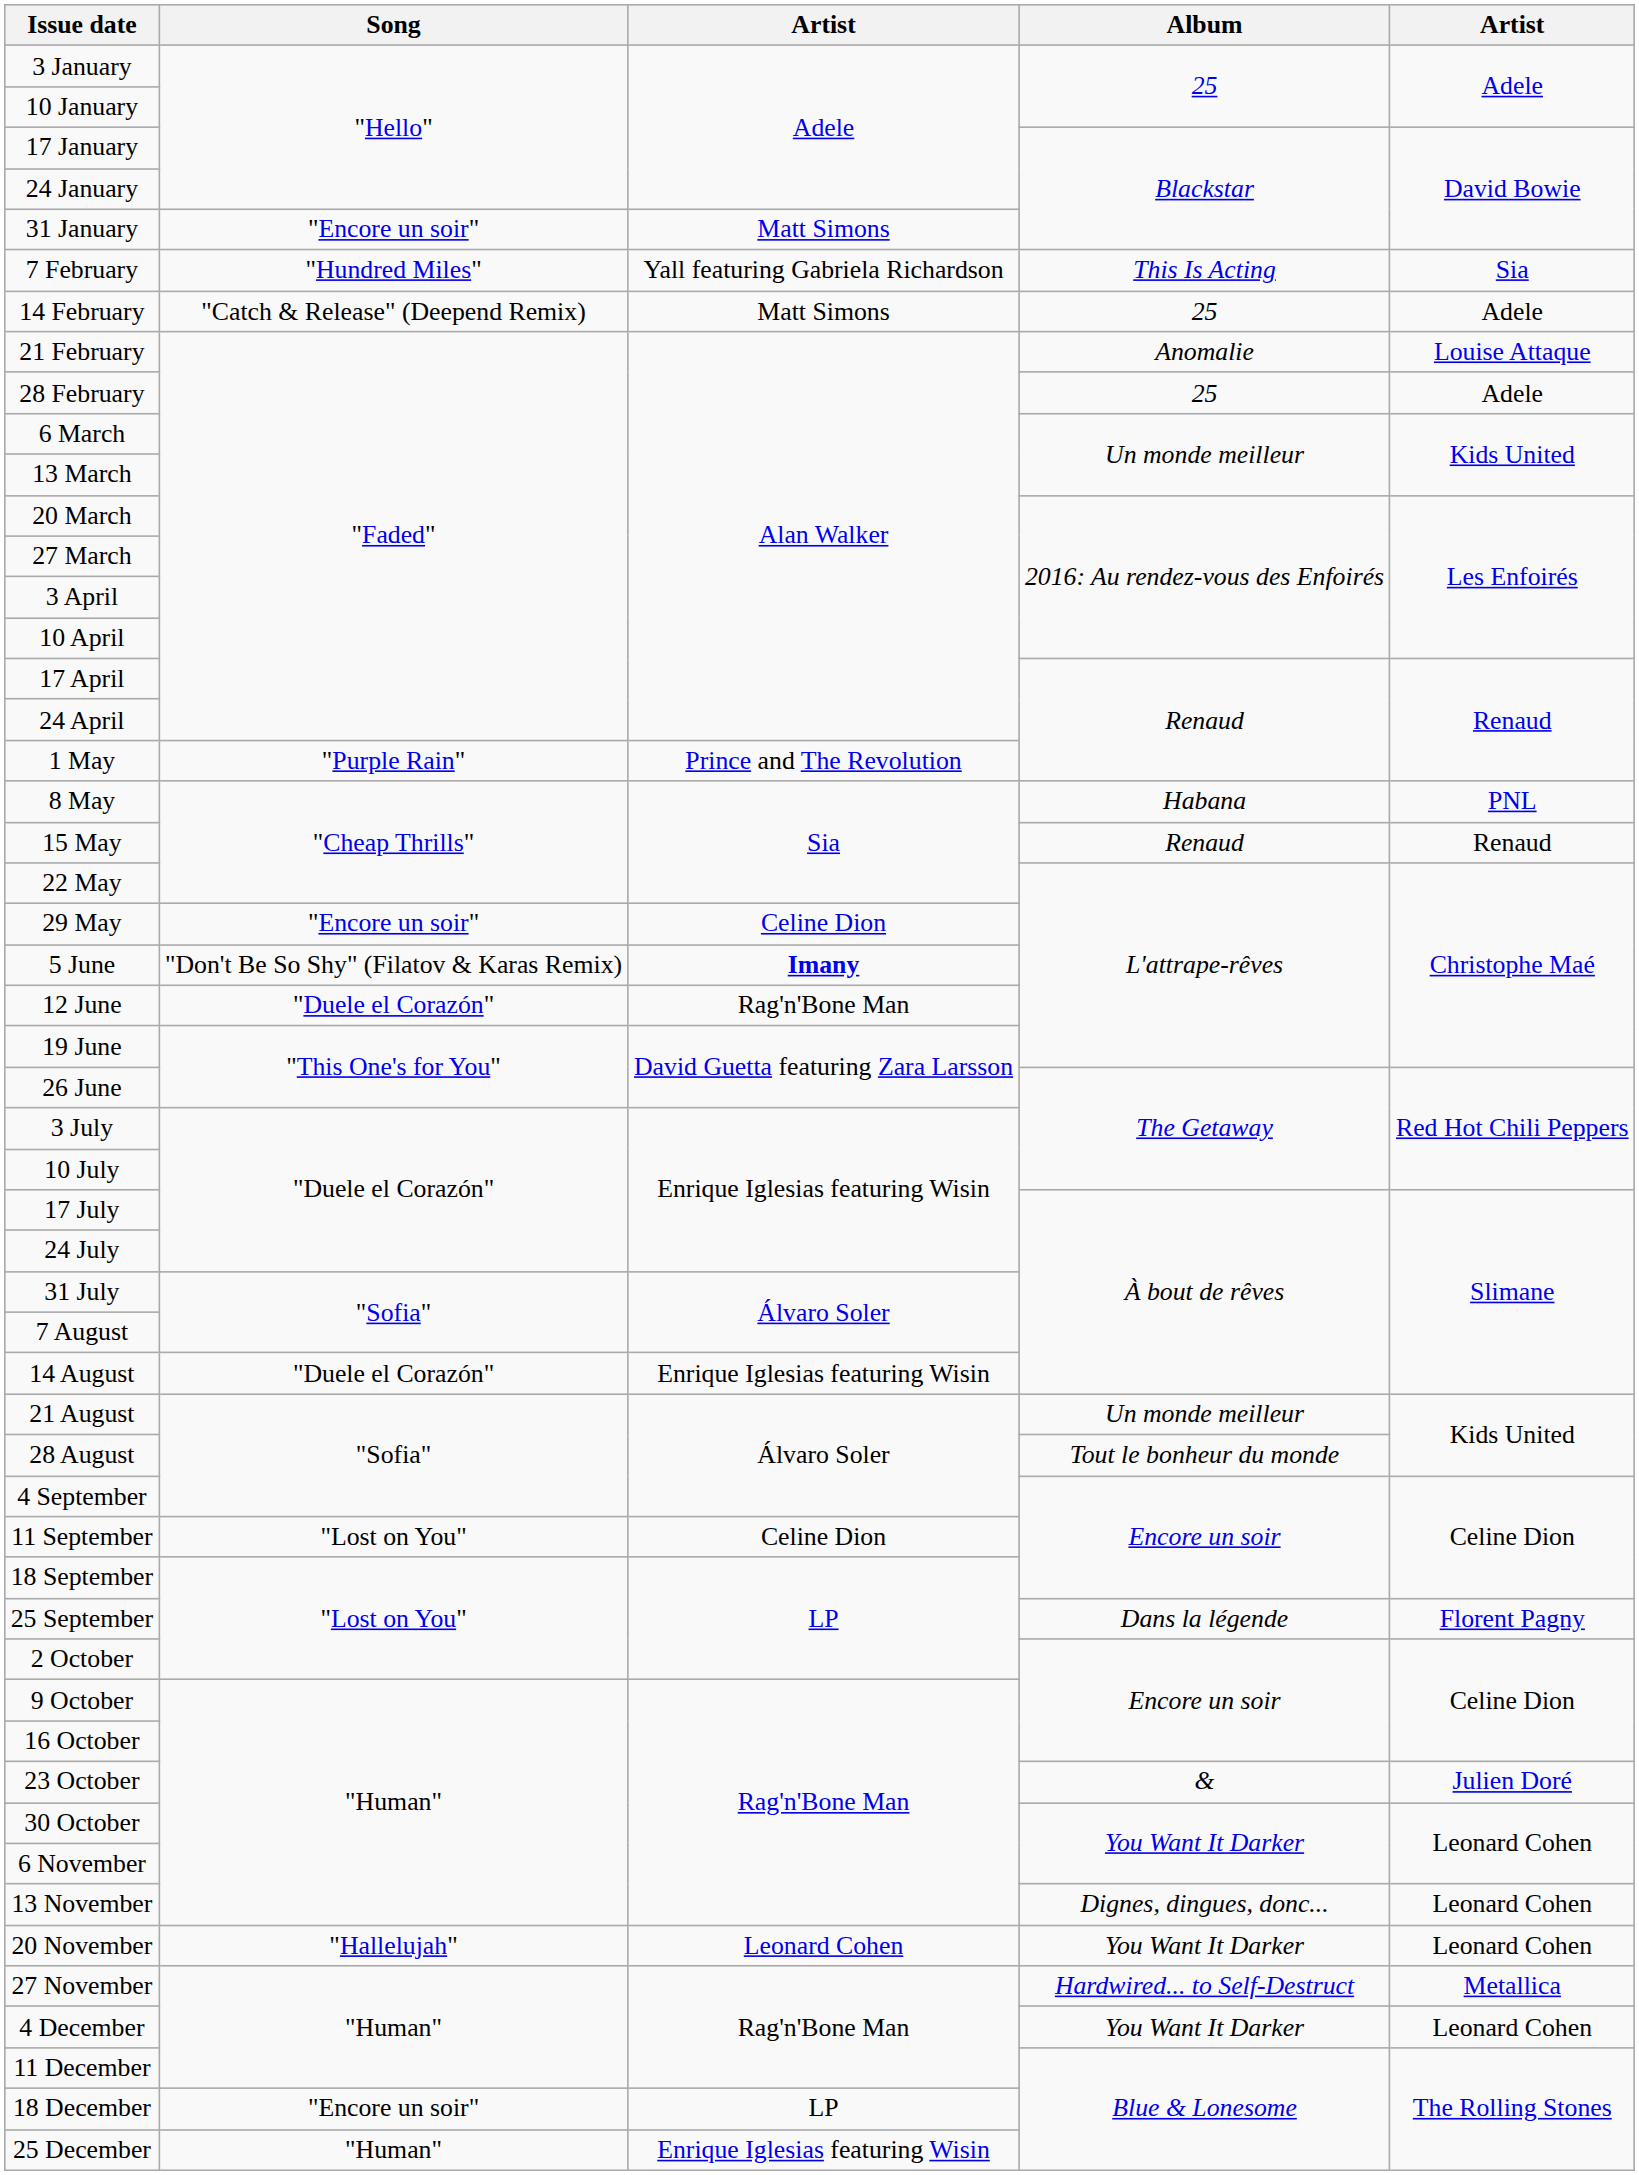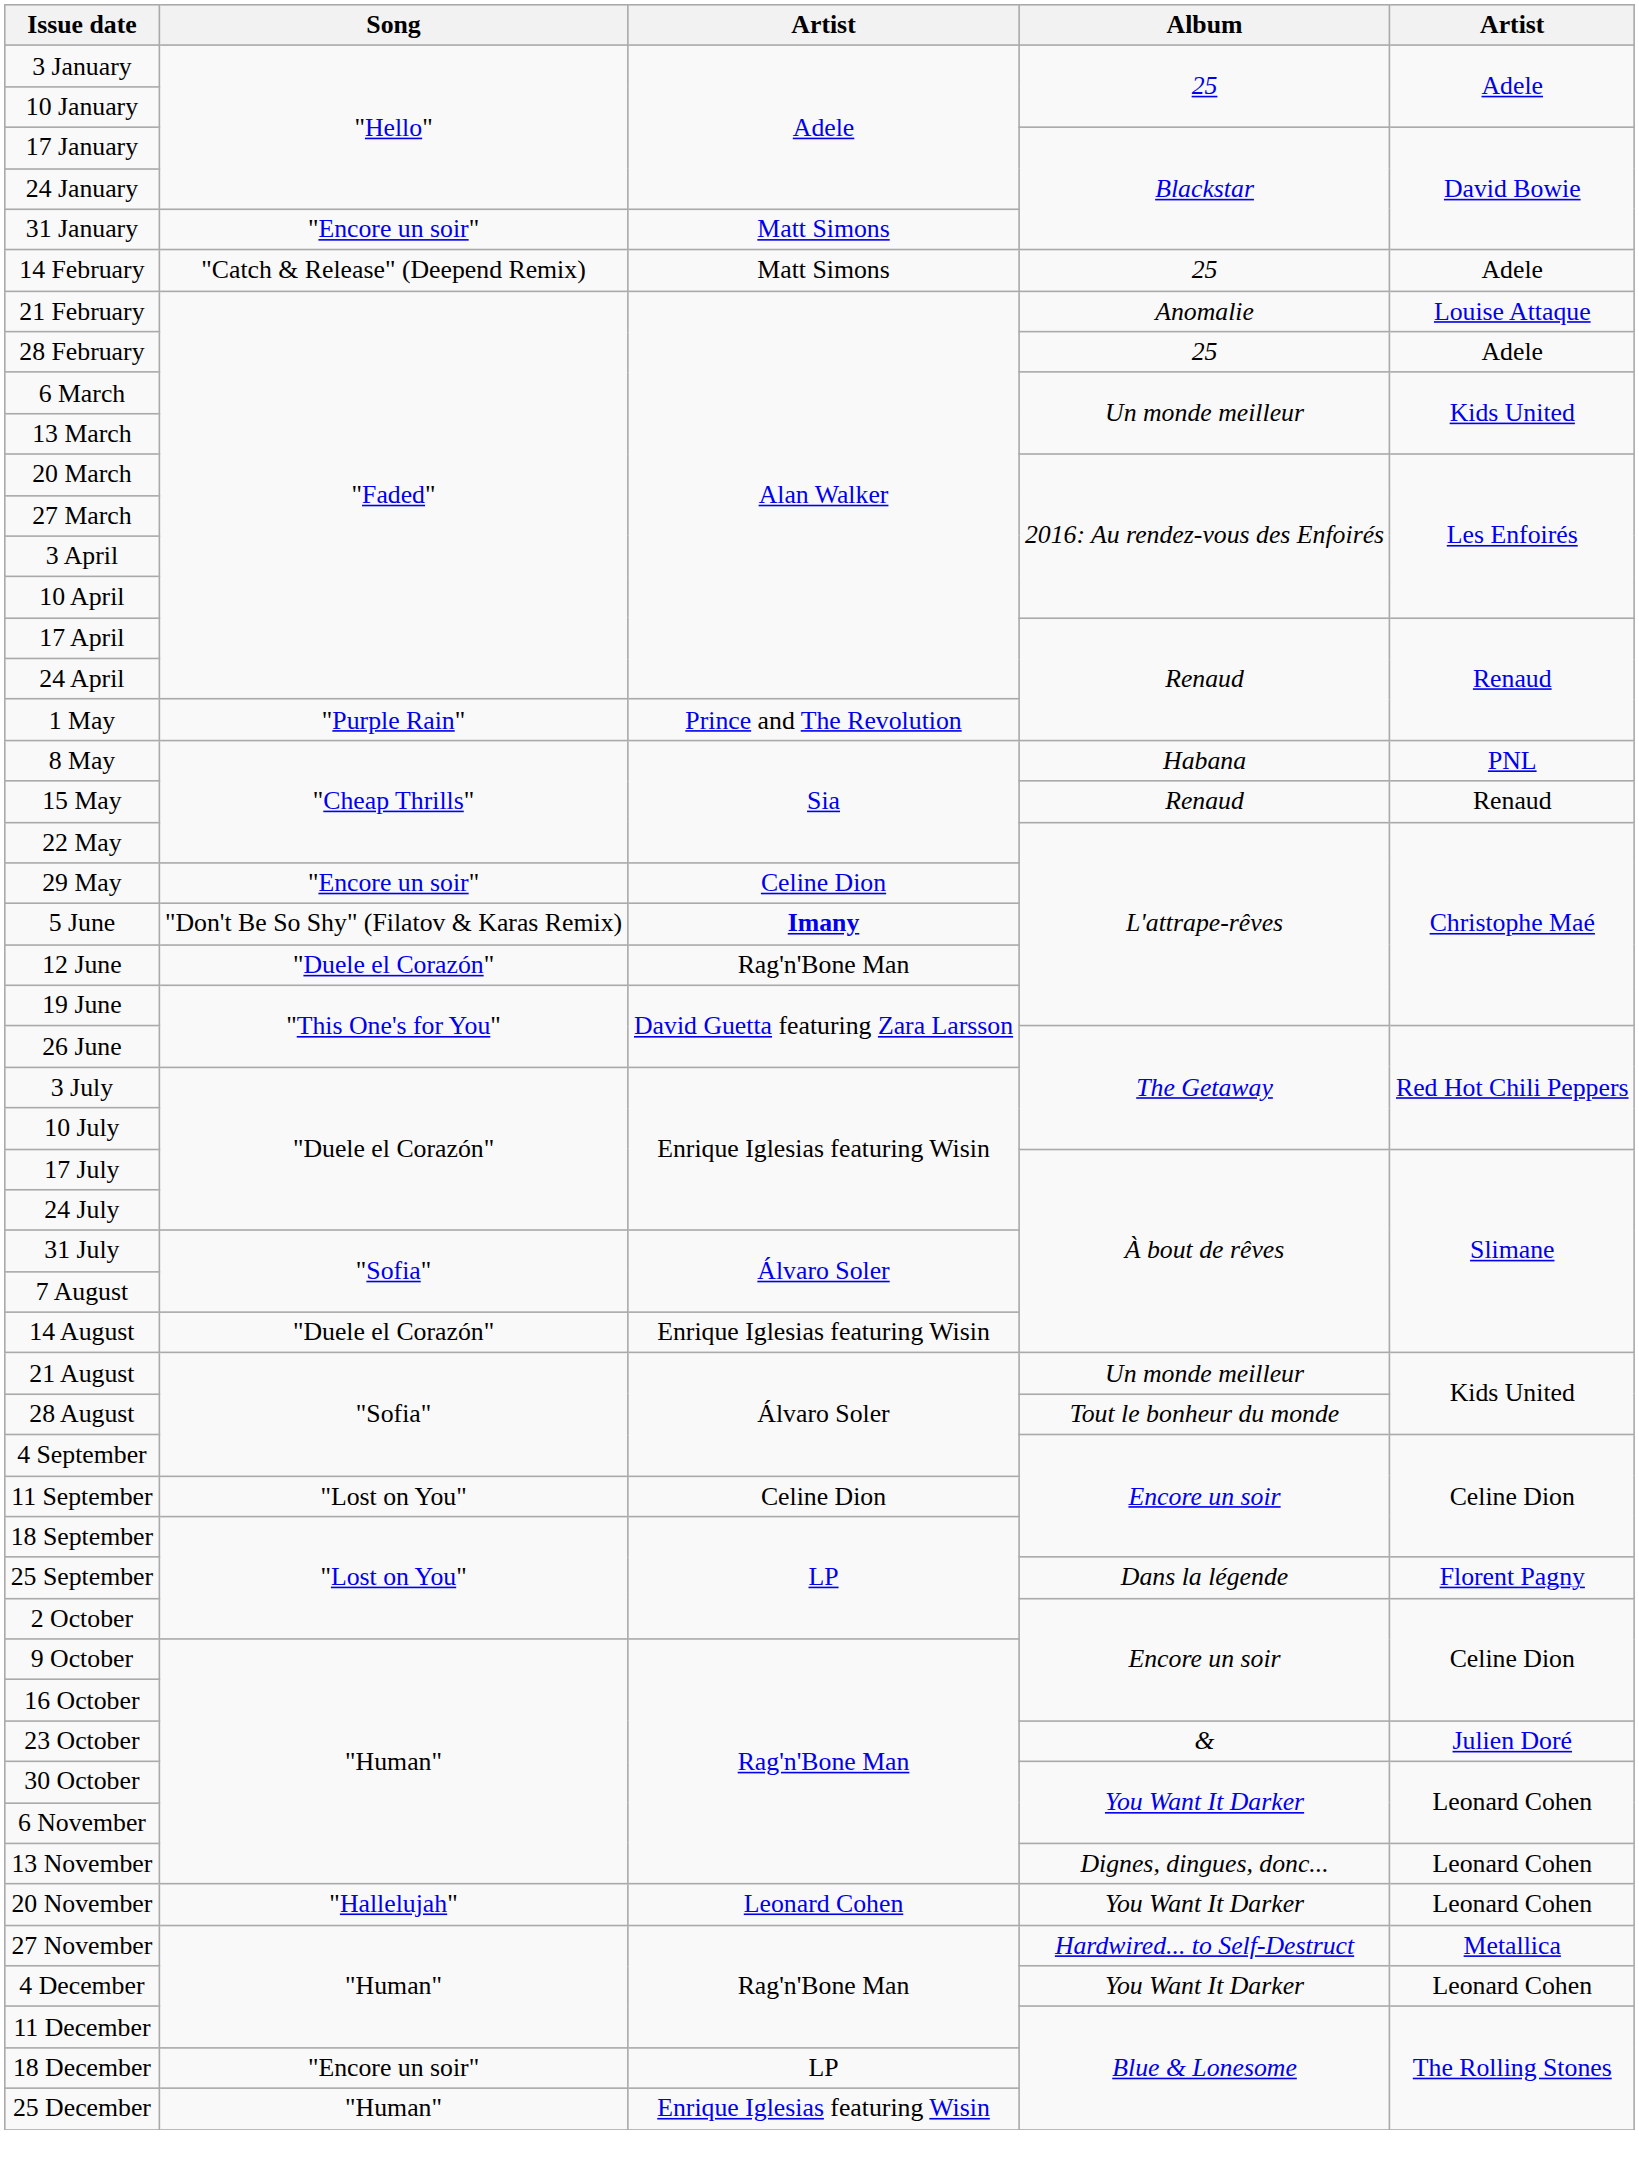- row: (82, 270)
